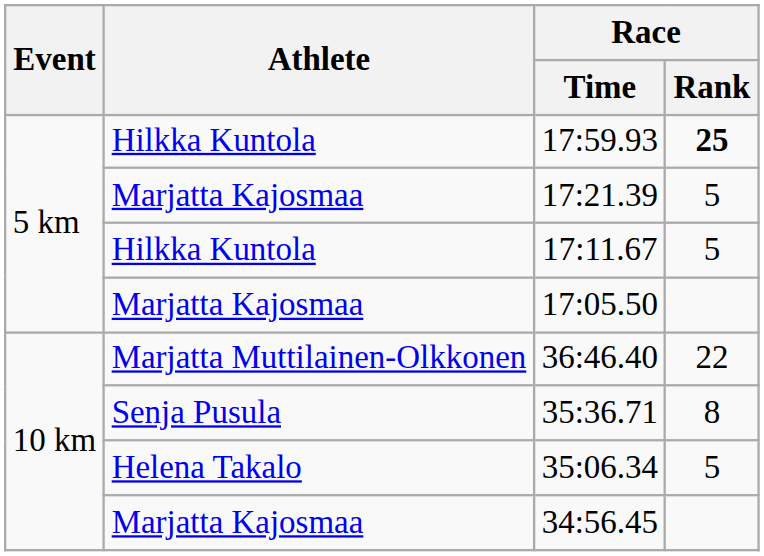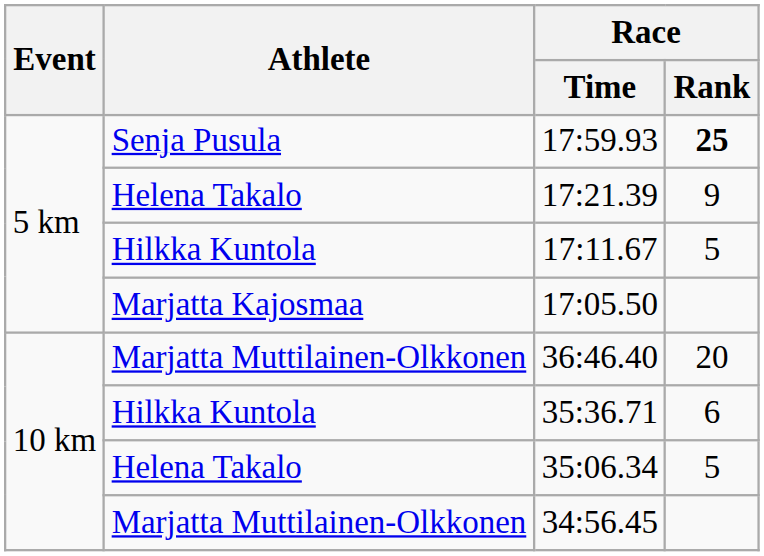(214, 140) Hilkka Kuntola -> (196, 140) Senja Pusula
(237, 195) Marjatta Kajosmaa -> (207, 195) Helena Takalo
(712, 195) 5 -> (712, 195) 9
(712, 358) 22 -> (712, 358) 20
(196, 412) Senja Pusula -> (214, 412) Hilkka Kuntola
(712, 412) 8 -> (712, 412) 6
(237, 521) Marjatta Kajosmaa -> (319, 521) Marjatta Muttilainen-Olkkonen
